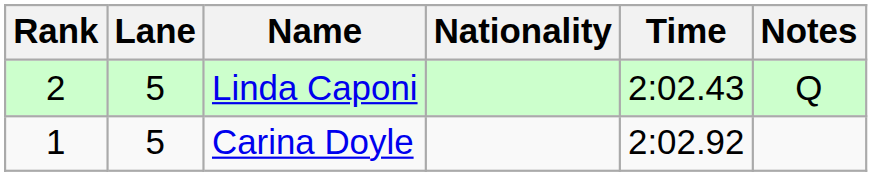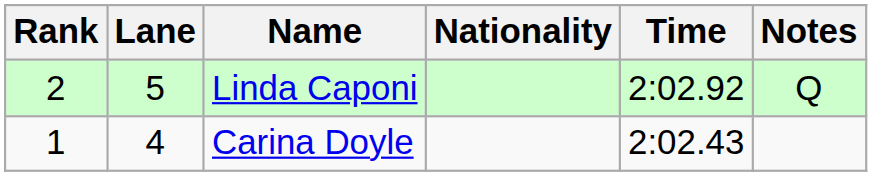(686, 87) 2:02.43 -> (686, 87) 2:02.92
(155, 142) 5 -> (155, 142) 4
(686, 142) 2:02.92 -> (686, 142) 2:02.43
